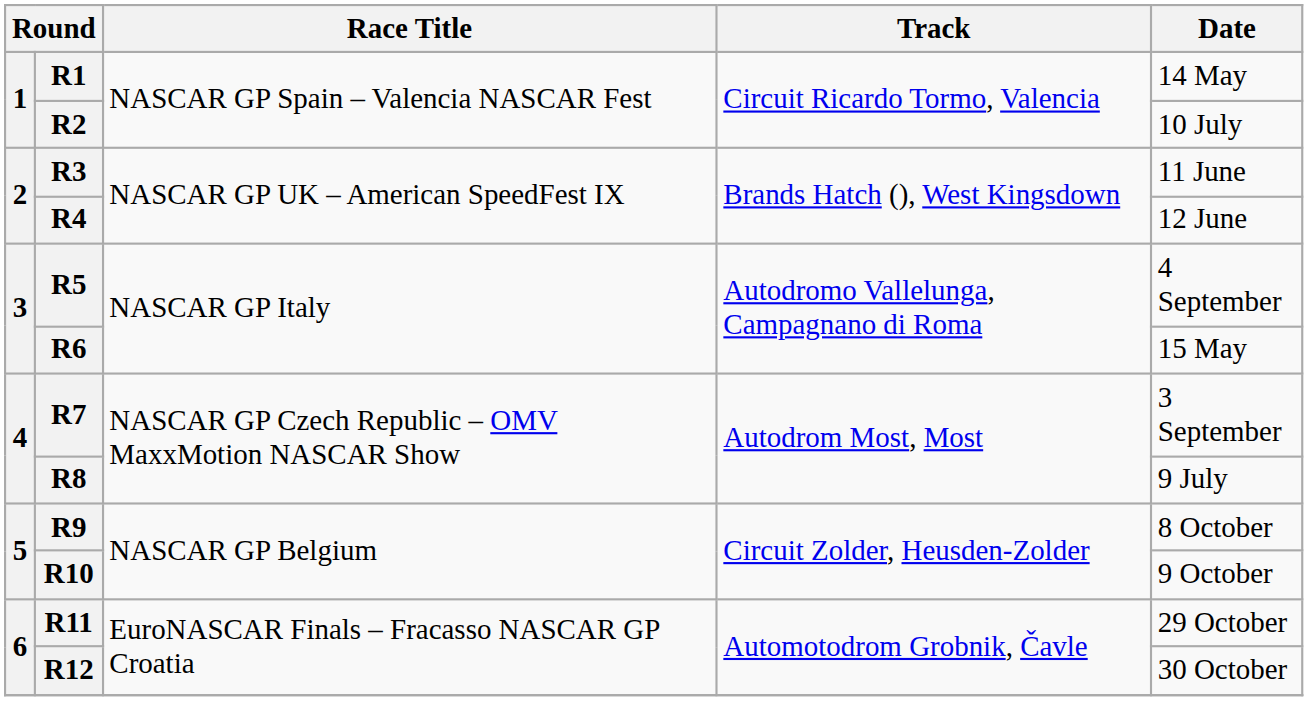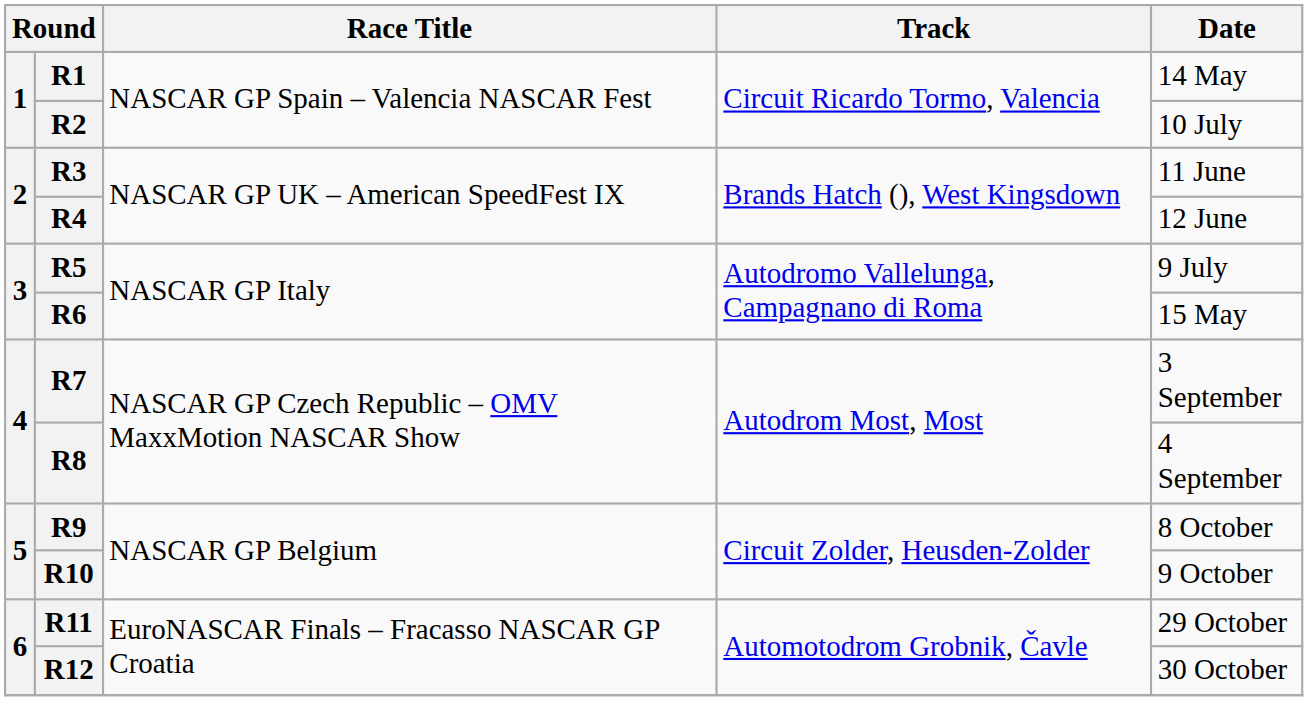(1220, 283) 4 September -> (1193, 266) 9 July
(1193, 478) 9 July -> (1220, 461) 4 September
